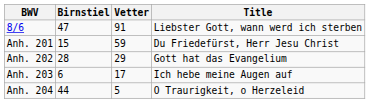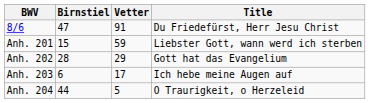(258, 28) Liebster Gott, wann werd ich sterben -> (246, 28) Du Friedefürst, Herr Jesu Christ
(246, 44) Du Friedefürst, Herr Jesu Christ -> (258, 44) Liebster Gott, wann werd ich sterben
